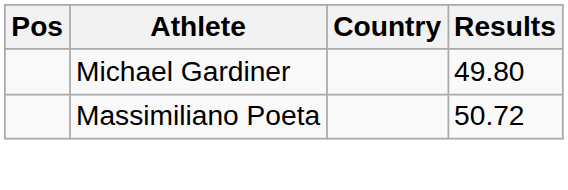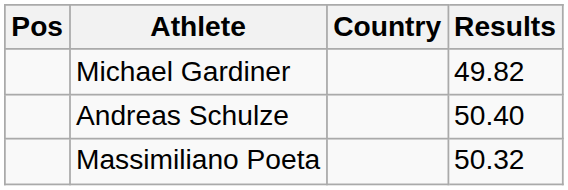(489, 71) 49.80 -> (489, 71) 49.82
+ row: (182, 116)
(489, 116) 50.72 -> (489, 160) 50.32
